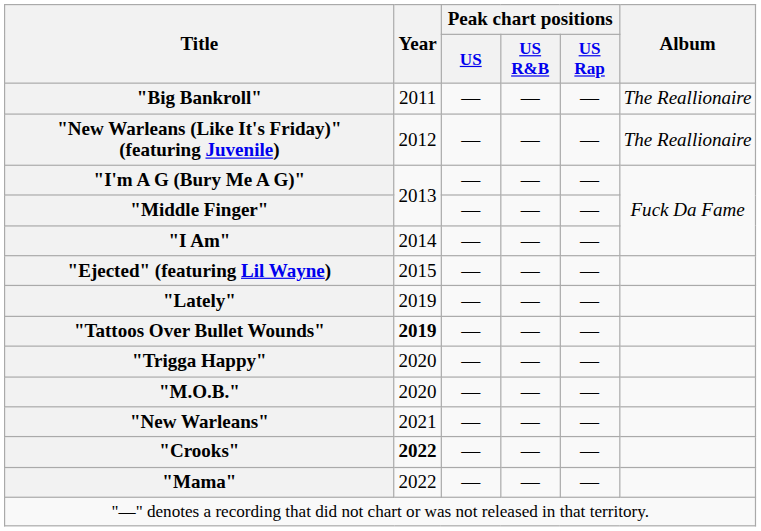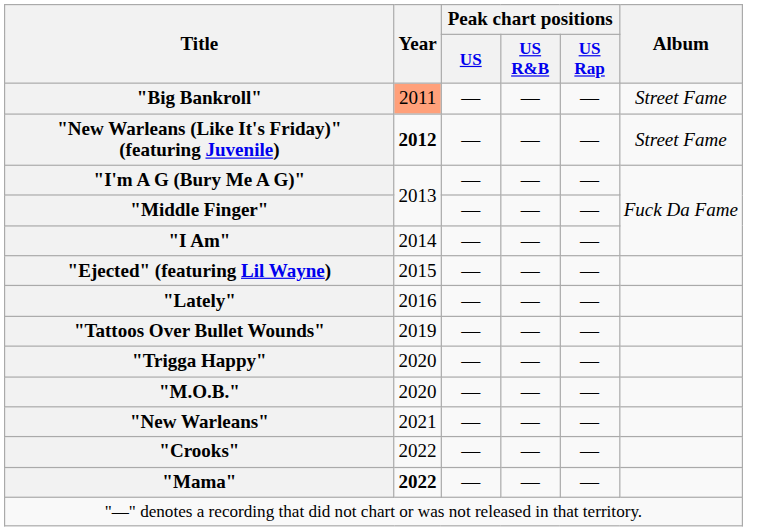(418, 98) no background -> (418, 98) lightsalmon background
(688, 98) The Reallionaire -> (681, 98) Street Fame
(418, 139) normal -> (418, 139) bold
(688, 139) The Reallionaire -> (681, 139) Street Fame
(418, 300) 2019 -> (418, 300) 2016
(418, 331) bold -> (418, 331) normal
(418, 451) bold -> (418, 451) normal
(418, 482) normal -> (418, 482) bold
